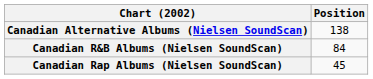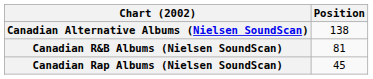(339, 48) 84 -> (339, 48) 81
